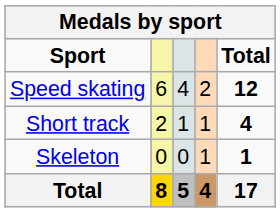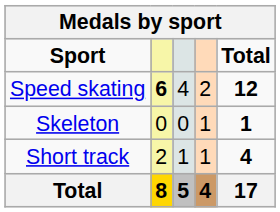(161, 89) normal -> (161, 89) bold
rows swapped: (78, 123) <-> (78, 157)
